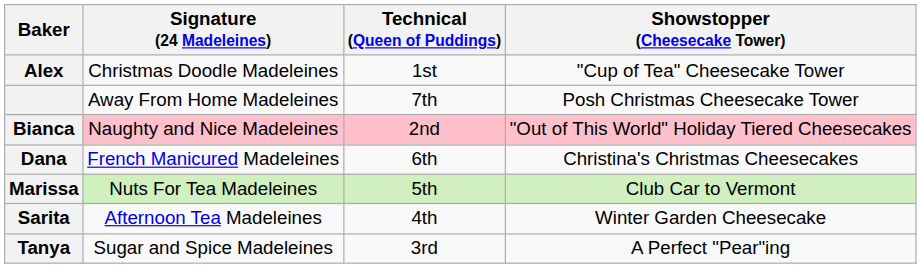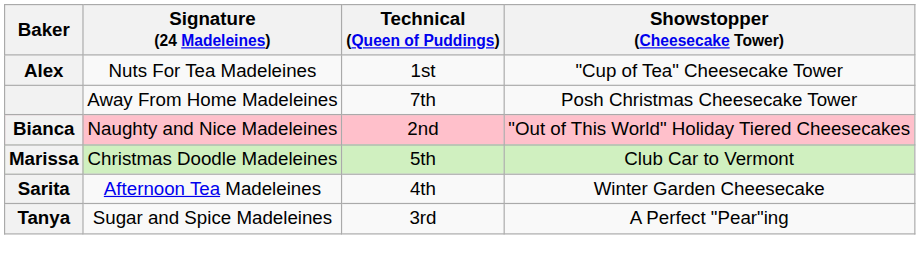(213, 70) Christmas Doodle Madeleines -> (212, 70) Nuts For Tea Madeleines
- row: (44, 159)
(213, 188) Nuts For Tea Madeleines -> (212, 159) Christmas Doodle Madeleines
